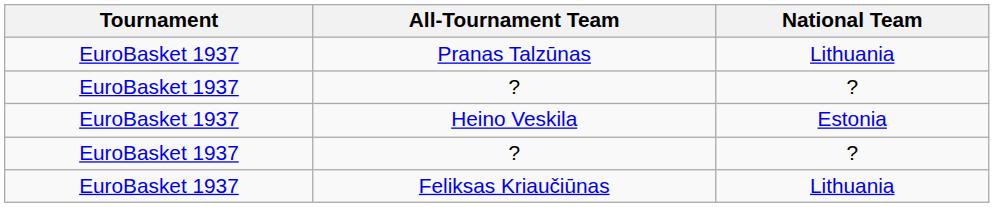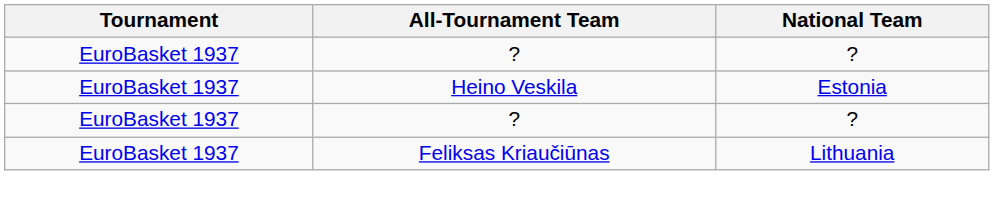- row: (514, 53)
